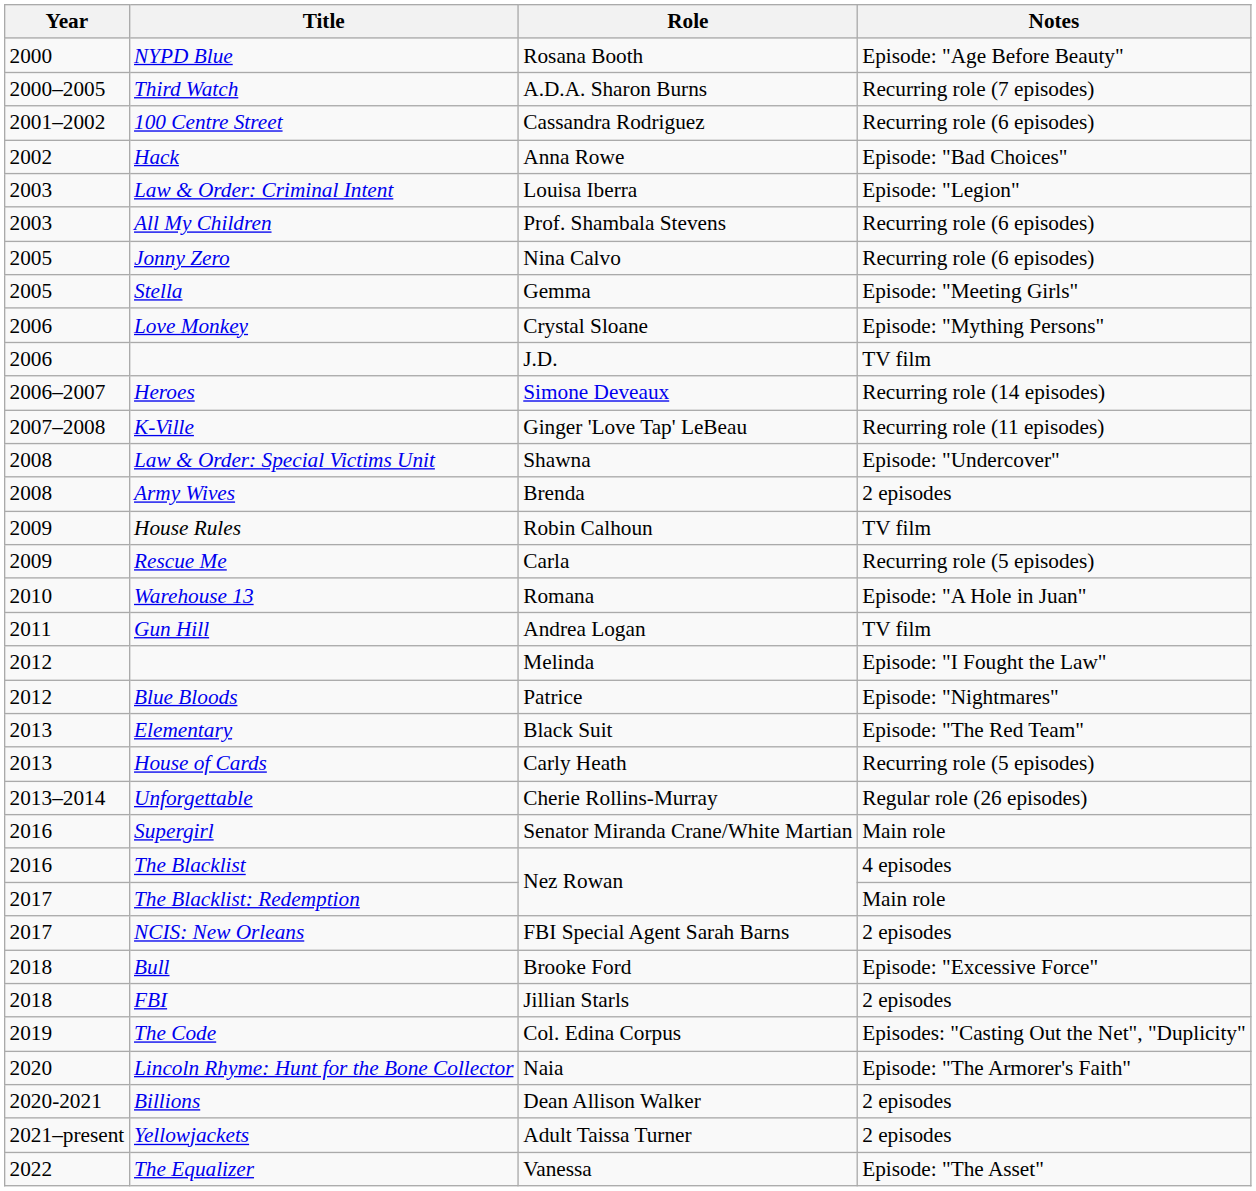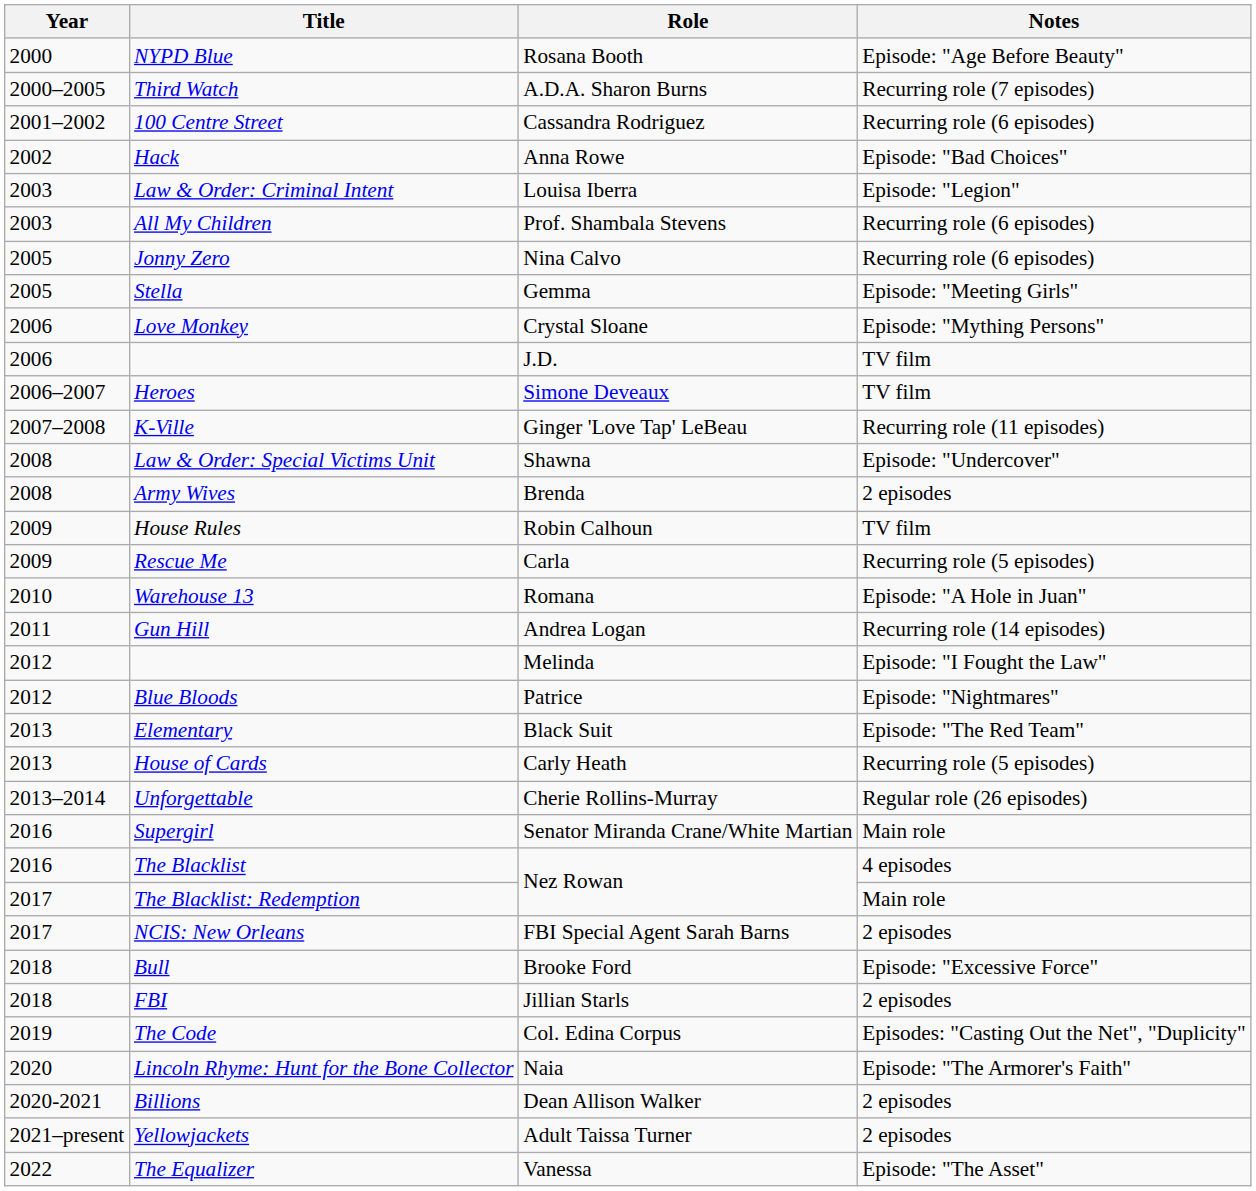(984, 392) Recurring role (14 episodes) -> (897, 392) TV film
(897, 628) TV film -> (984, 628) Recurring role (14 episodes)
